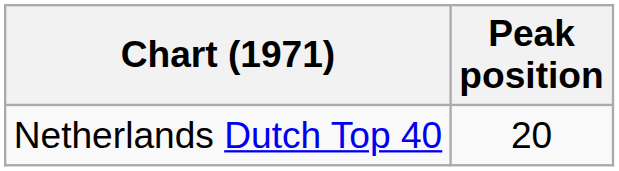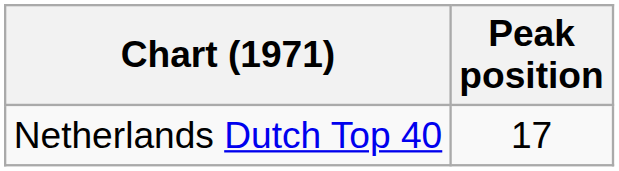(532, 134) 20 -> (532, 134) 17
